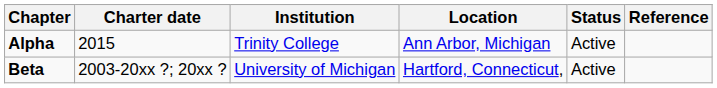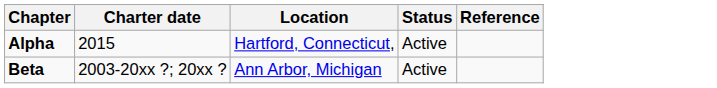- column: (315, 17)
(477, 43) Ann Arbor, Michigan -> (314, 43) Hartford, Connecticut,
(483, 69) Hartford, Connecticut, -> (308, 69) Ann Arbor, Michigan
